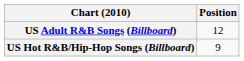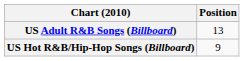(218, 30) 12 -> (218, 30) 13
